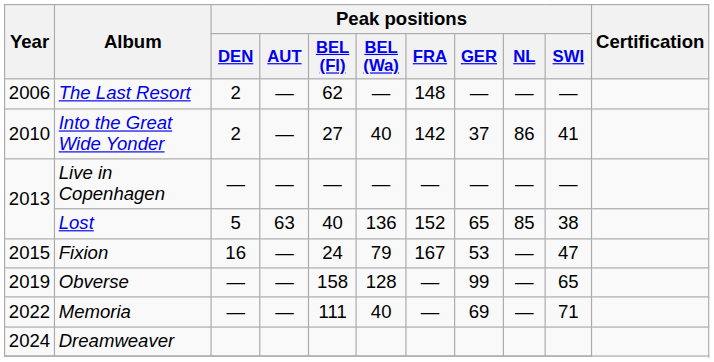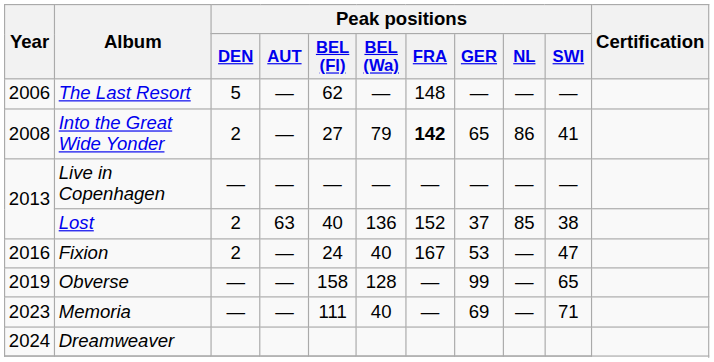(236, 93) 2 -> (236, 93) 5
(30, 133) 2010 -> (30, 133) 2008
(381, 133) 40 -> (381, 133) 79
(430, 133) normal -> (430, 133) bold
(479, 133) 37 -> (479, 133) 65
(236, 223) 5 -> (236, 223) 2
(479, 223) 65 -> (479, 223) 37
(30, 253) 2015 -> (30, 253) 2016
(236, 253) 16 -> (236, 253) 2
(381, 253) 79 -> (381, 253) 40
(30, 311) 2022 -> (30, 311) 2023
